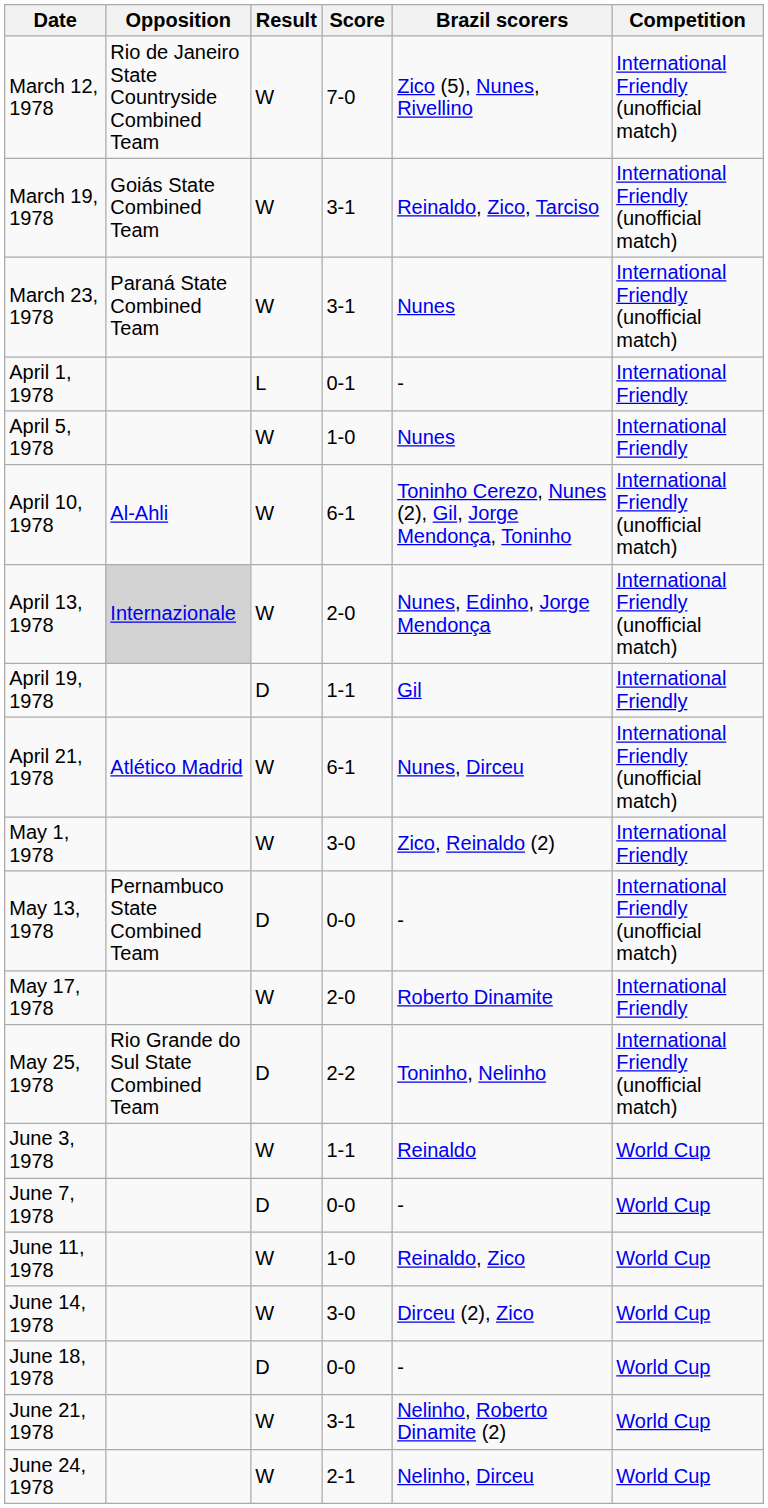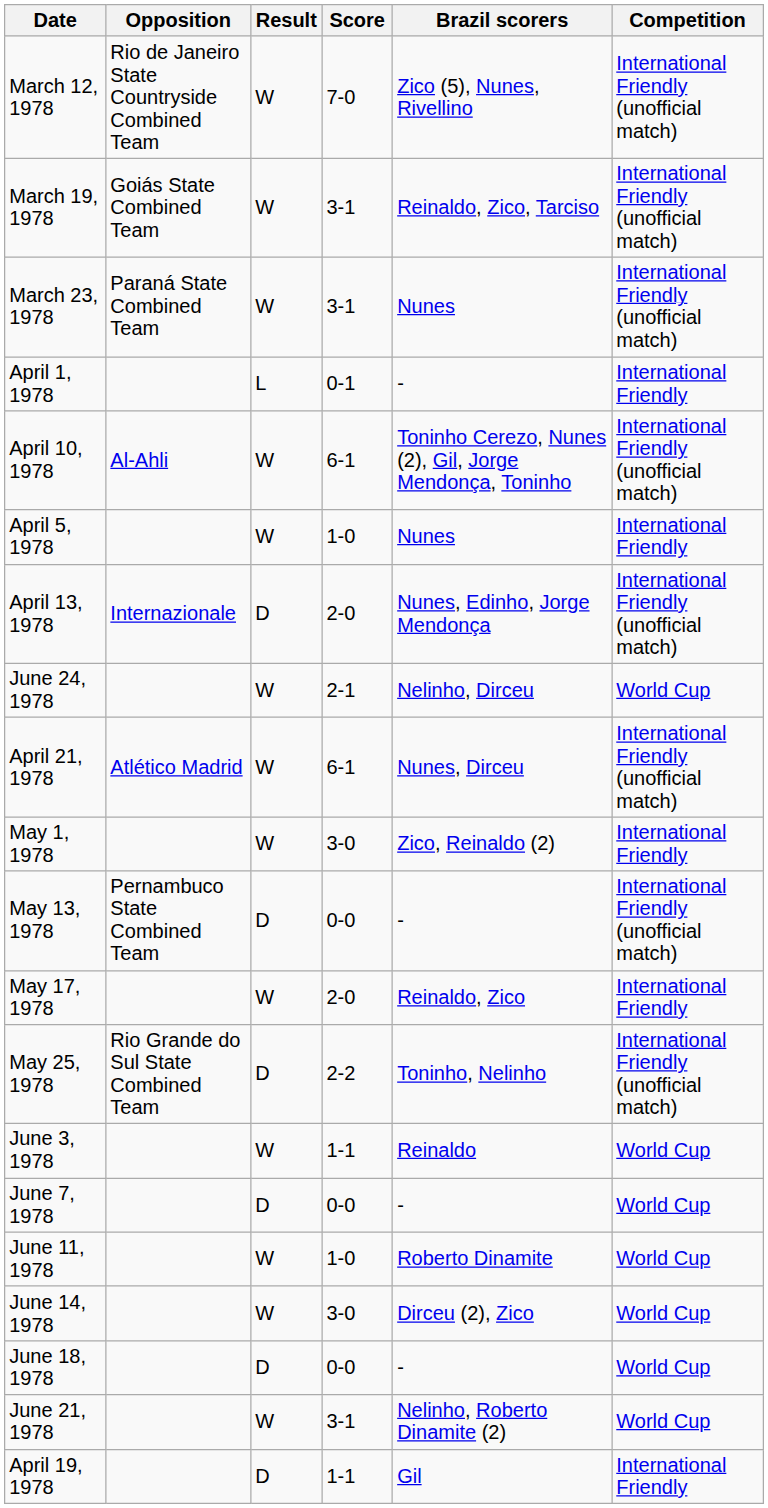rows swapped: (40, 437) <-> (46, 514)
(173, 613) lightgrey background -> (173, 613) no background
(265, 613) W -> (263, 613) D
rows swapped: (46, 690) <-> (48, 1475)
(475, 997) Roberto Dinamite -> (461, 997) Reinaldo, Zico
(461, 1259) Reinaldo, Zico -> (475, 1259) Roberto Dinamite
